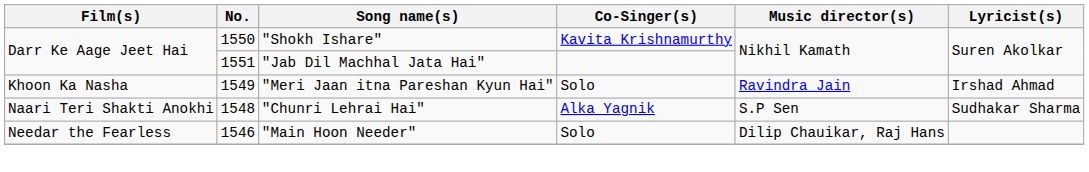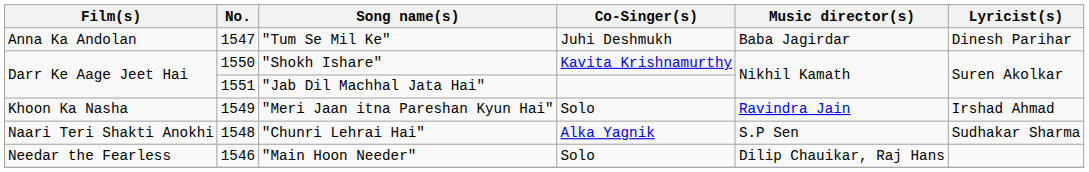+ row: (326, 40)
